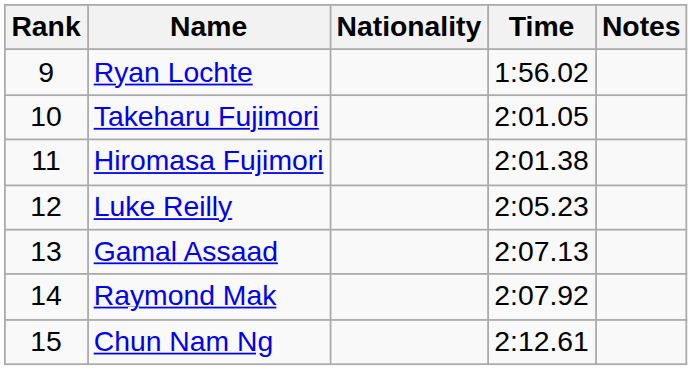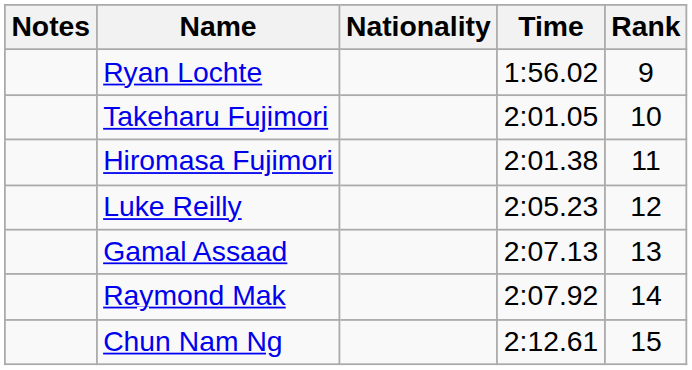columns swapped: (46, 26) <-> (641, 26)
